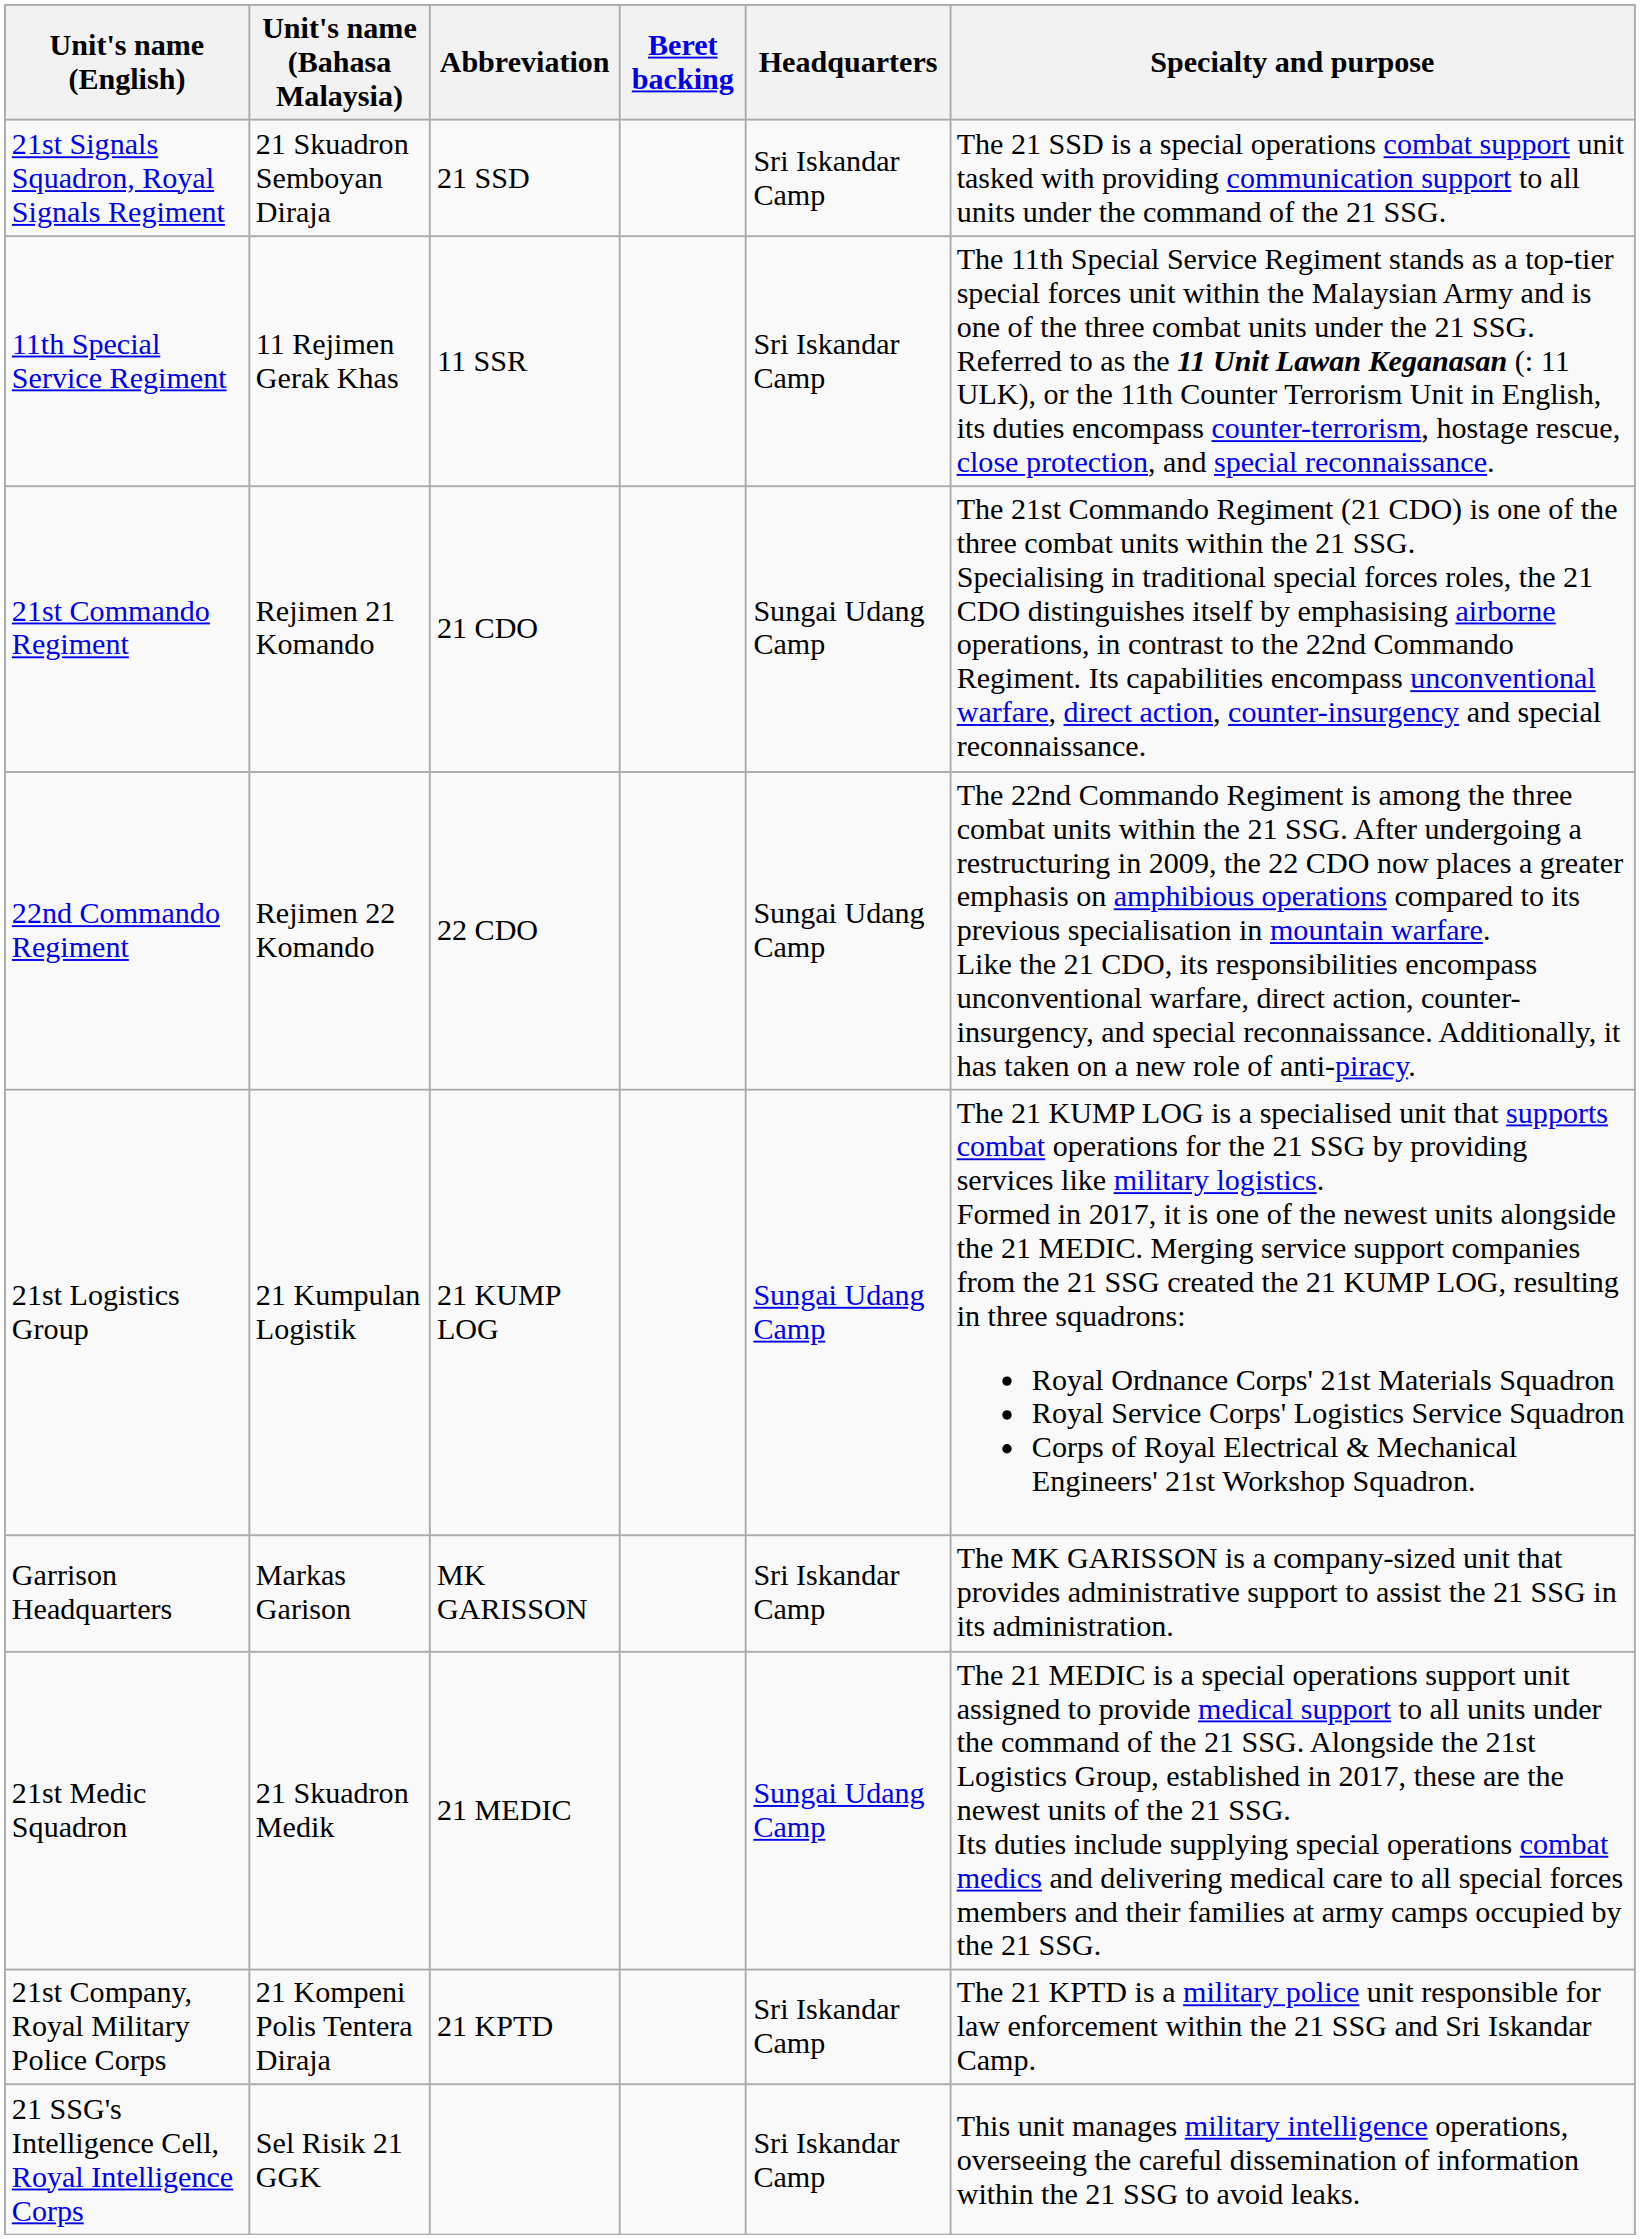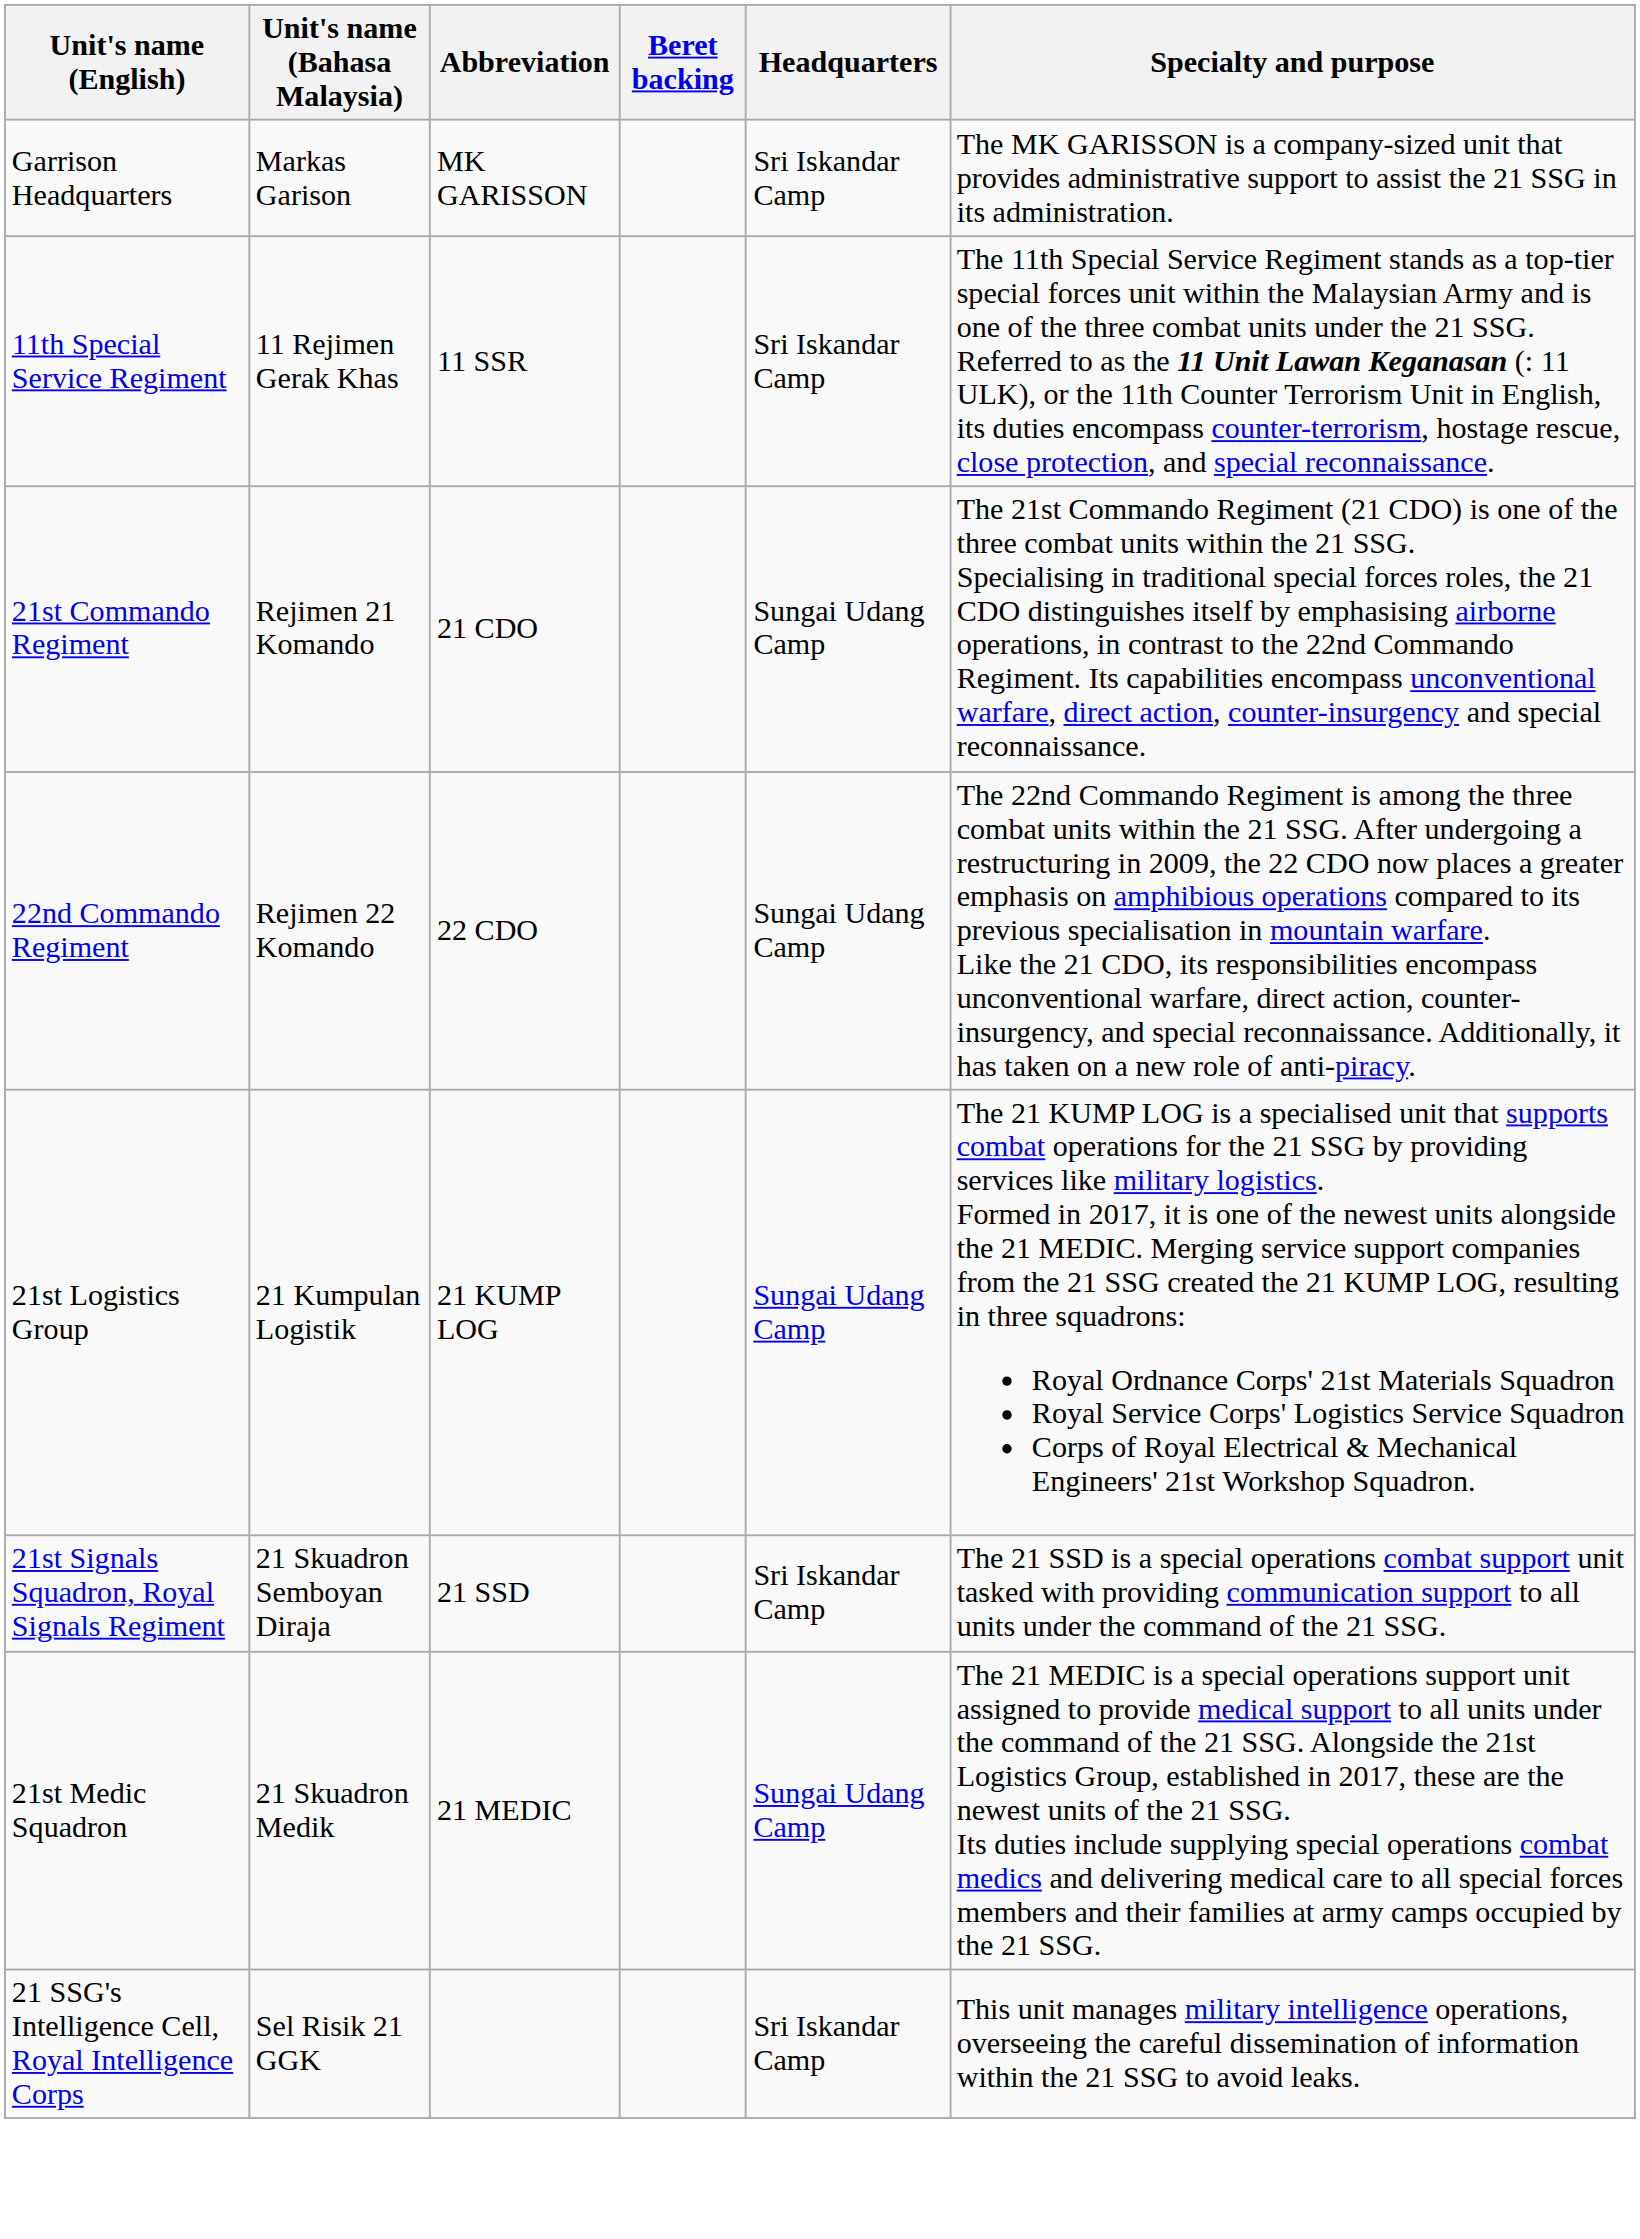rows swapped: (92, 1592) <-> (118, 177)
- row: (102, 2026)
